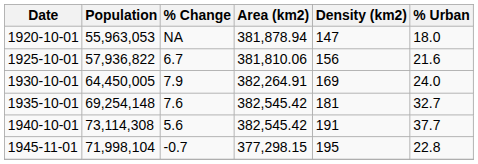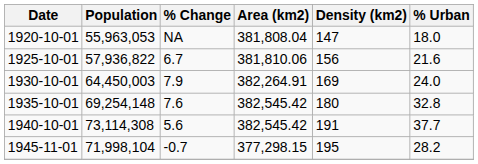(272, 37) 381,878.94 -> (272, 37) 381,808.04
(120, 81) 64,450,005 -> (120, 81) 64,450,003
(327, 103) 181 -> (327, 103) 180
(427, 103) 32.7 -> (427, 103) 32.8
(427, 147) 22.8 -> (427, 147) 28.2
